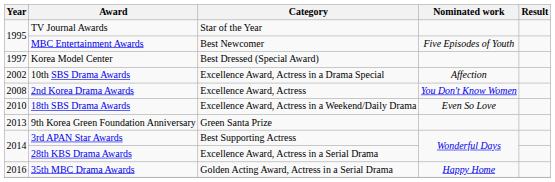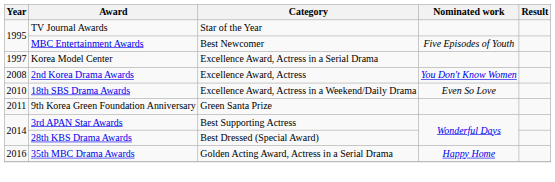(260, 59) Best Dressed (Special Award) -> (289, 59) Excellence Award, Actress in a Serial Drama
- row: (81, 75)
(17, 122) 2013 -> (17, 106) 2011
(289, 153) Excellence Award, Actress in a Serial Drama -> (260, 138) Best Dressed (Special Award)
